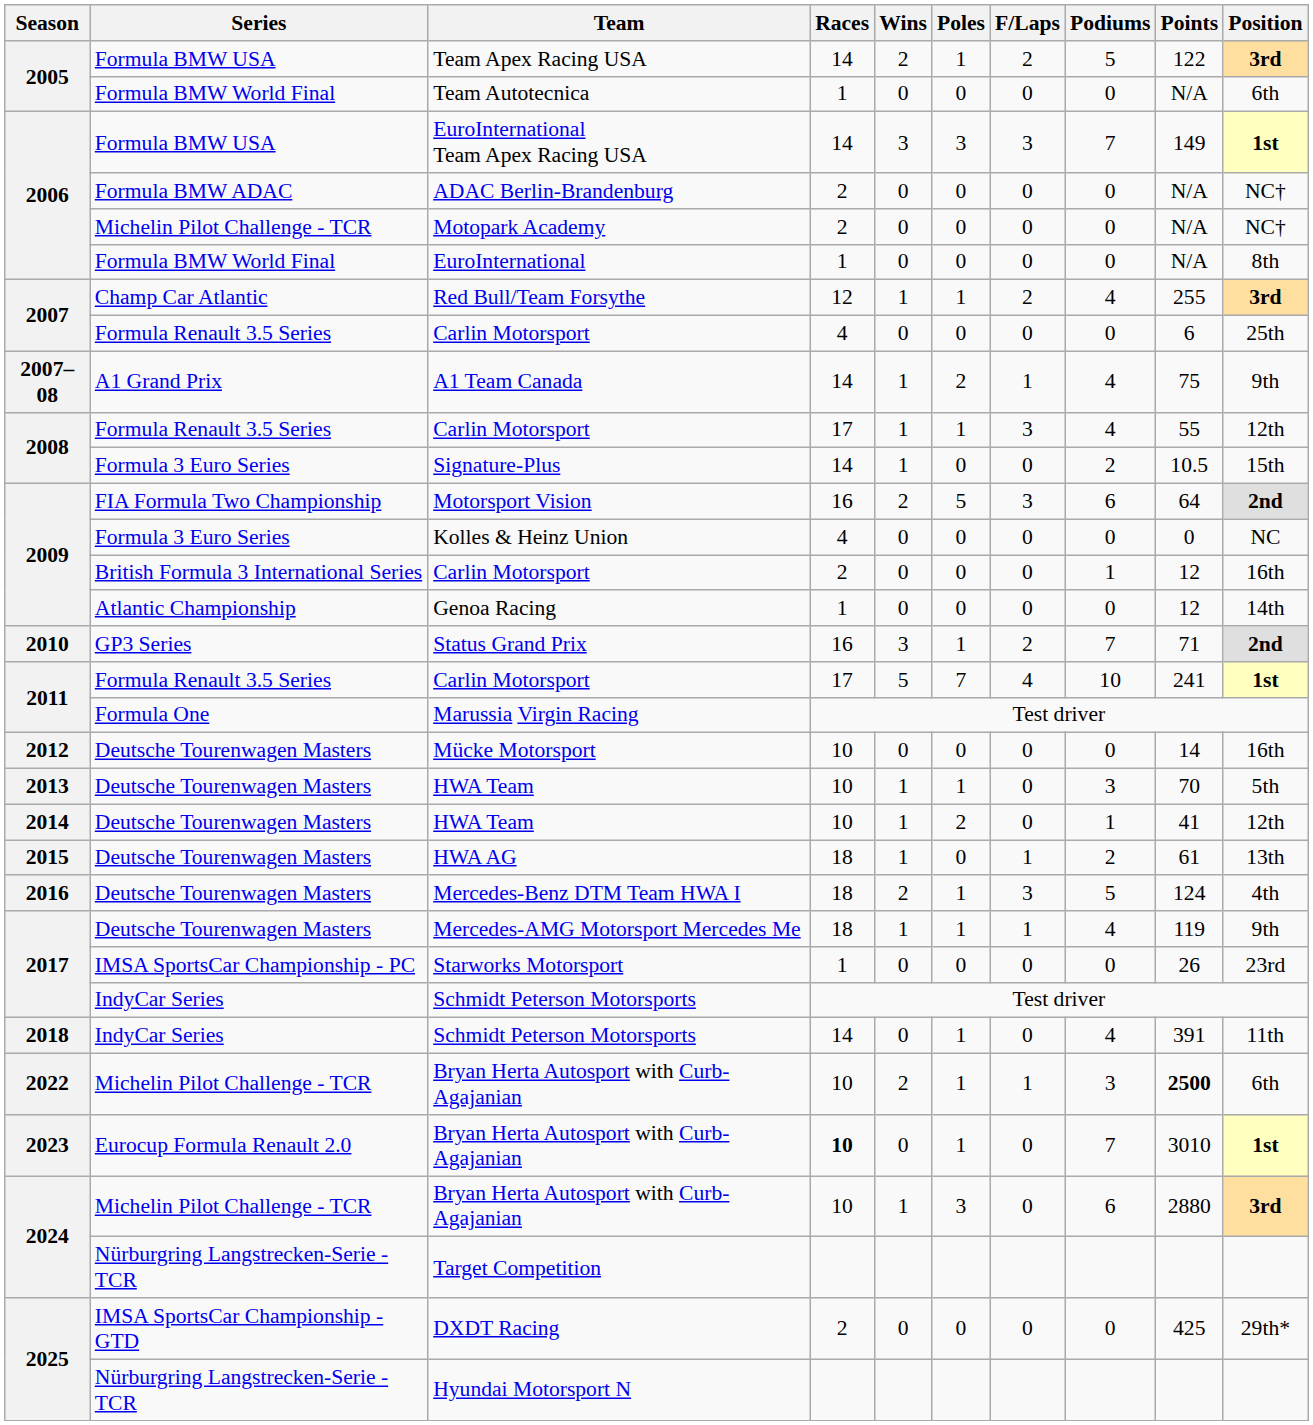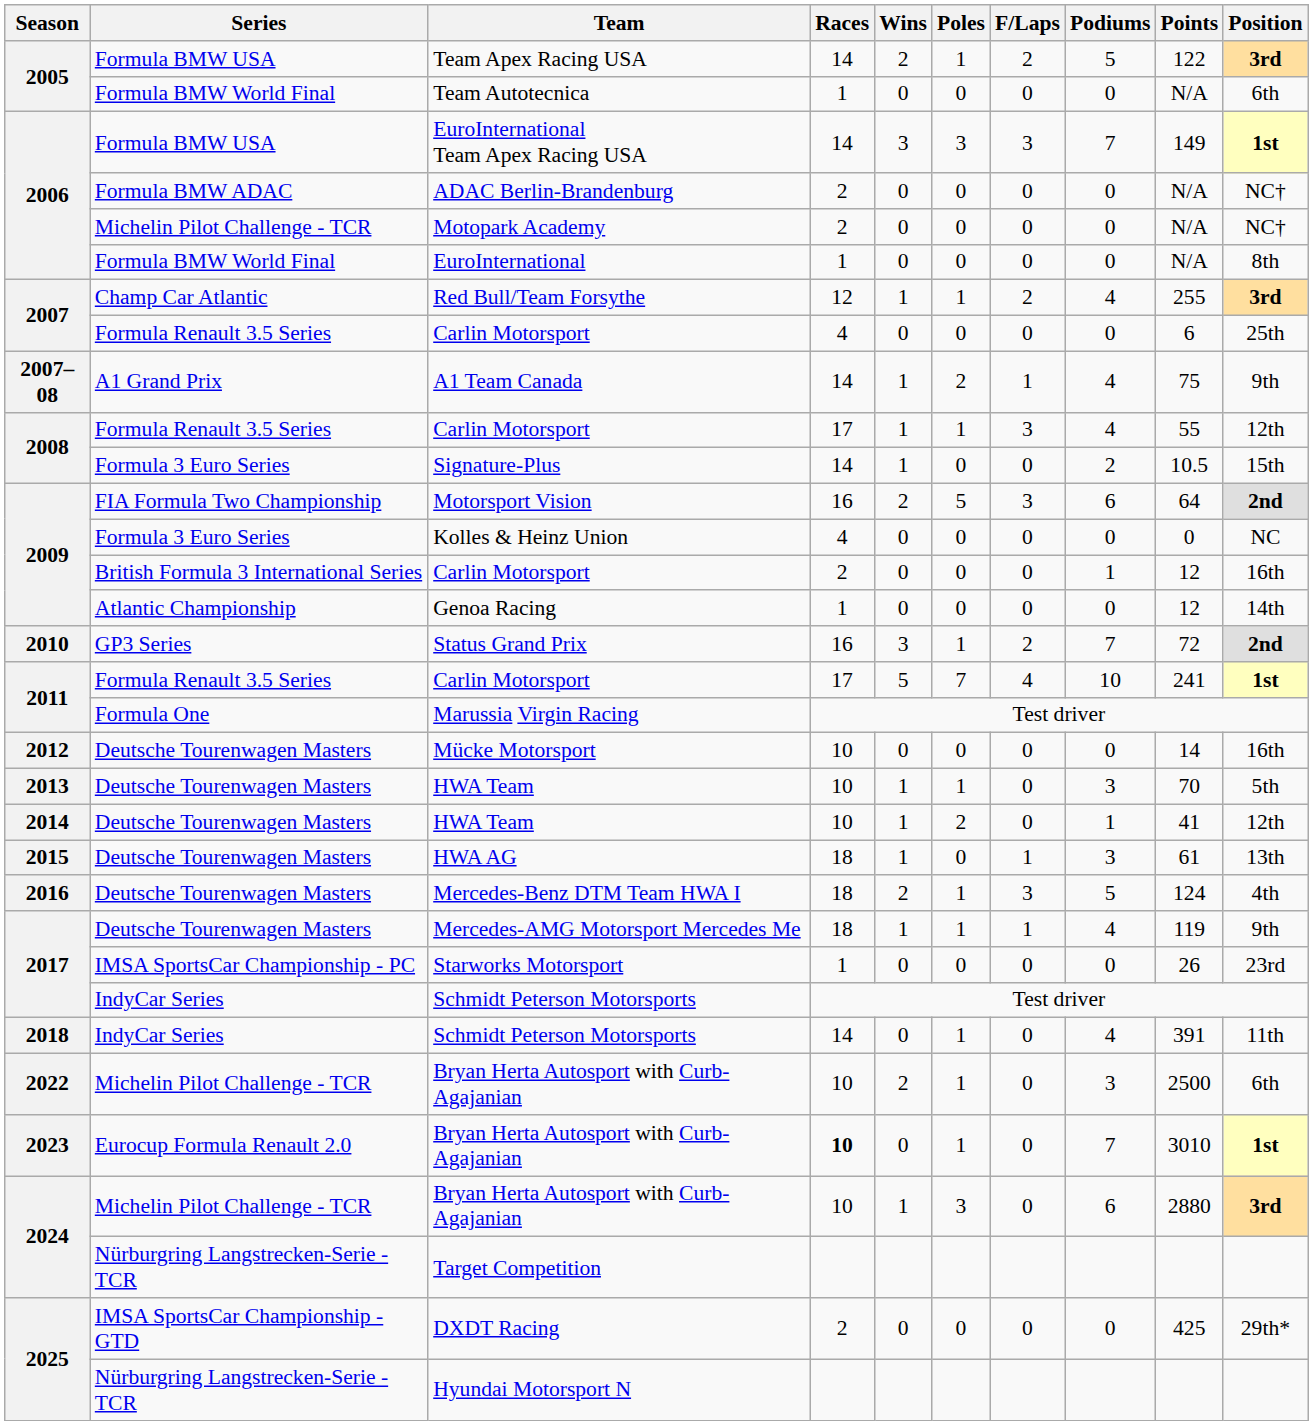(1189, 643) 71 -> (1189, 643) 72
(1110, 857) 2 -> (1110, 857) 3
(1027, 1083) 1 -> (1027, 1083) 0
(1189, 1083) bold -> (1189, 1083) normal
